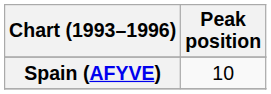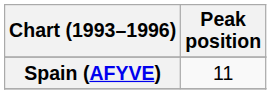(223, 72) 10 -> (223, 72) 11
